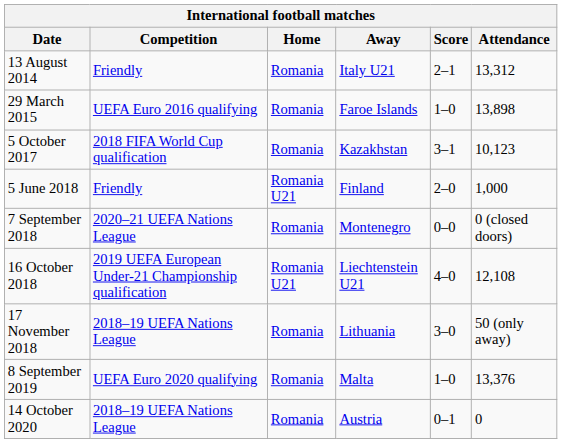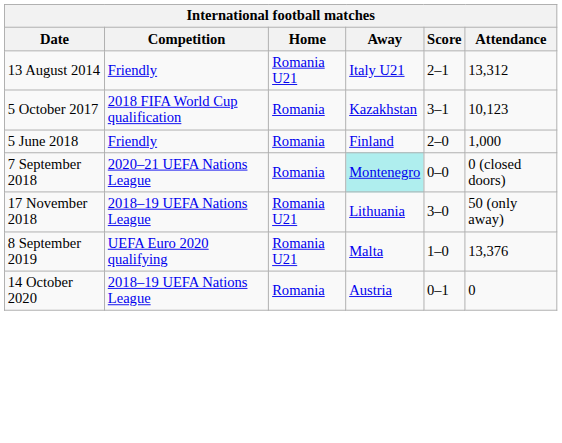(297, 70) Romania -> (298, 70) Romania U21
- row: (36, 109)
(297, 188) Romania U21 -> (298, 141) Romania
(375, 228) no background -> (385, 172) paleturquoise background
- row: (40, 275)
(297, 331) Romania -> (298, 211) Romania U21
(297, 379) Romania -> (298, 251) Romania U21
